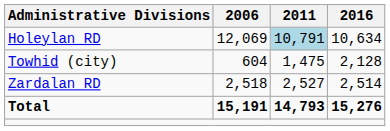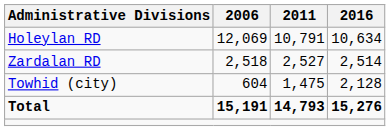(299, 39) lightblue background -> (299, 39) no background
rows swapped: (54, 85) <-> (63, 62)
